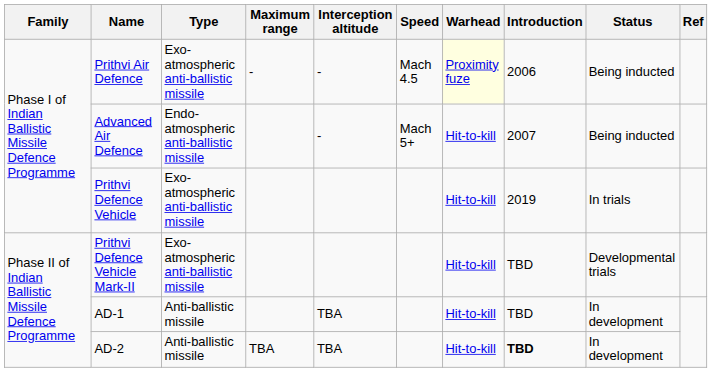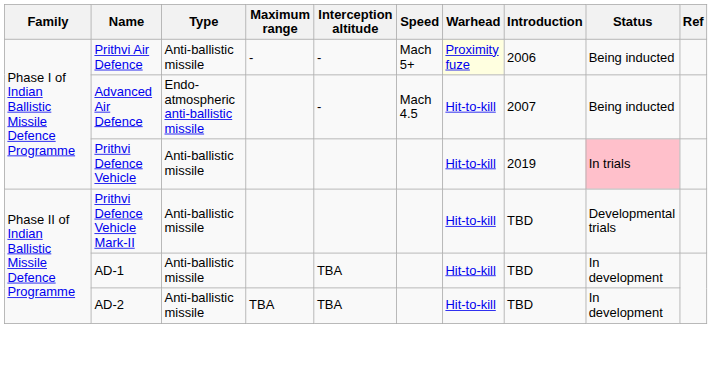(200, 71) Exo-atmospheric anti-ballistic missile -> (199, 57) Anti-ballistic missile
(416, 71) Mach 4.5 -> (416, 57) Mach 5+
(416, 136) Mach 5+ -> (416, 106) Mach 4.5
(200, 200) Exo-atmospheric anti-ballistic missile -> (199, 163) Anti-ballistic missile
(610, 200) no background -> (610, 163) pink background
(200, 264) Exo-atmospheric anti-ballistic missile -> (199, 220) Anti-ballistic missile
(520, 349) bold -> (520, 305) normal
